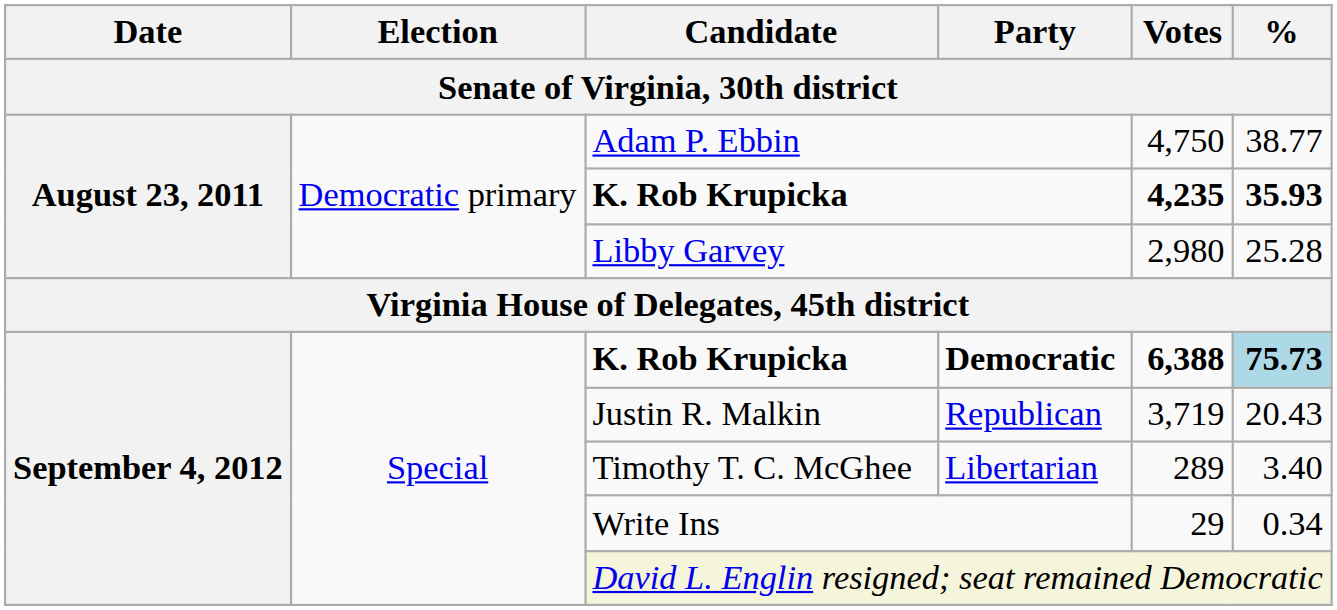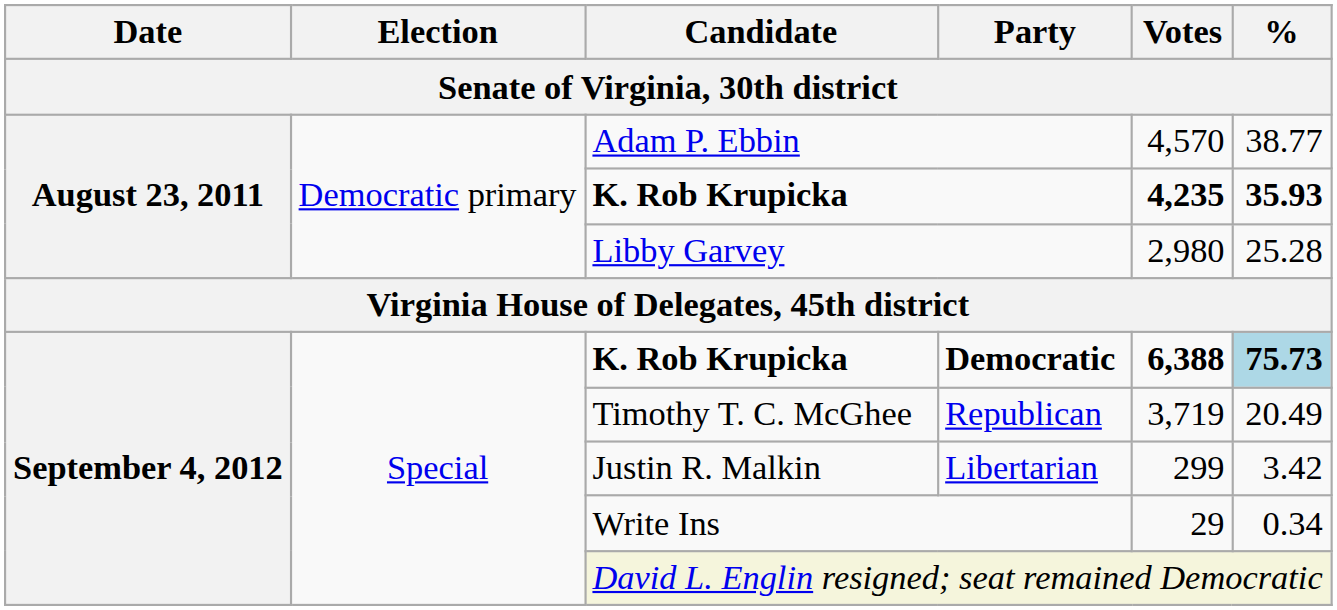(1186, 140) 4,750 -> (1186, 140) 4,570
(707, 413) Justin R. Malkin -> (752, 413) Timothy T. C. McGhee
(1284, 413) 20.43 -> (1284, 413) 20.49
(752, 468) Timothy T. C. McGhee -> (707, 468) Justin R. Malkin
(1199, 468) 289 -> (1199, 468) 299
(1293, 468) 3.40 -> (1293, 468) 3.42
